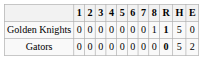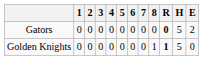rows swapped: (39, 47) <-> (39, 30)
